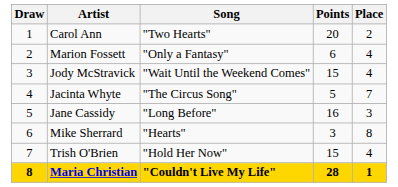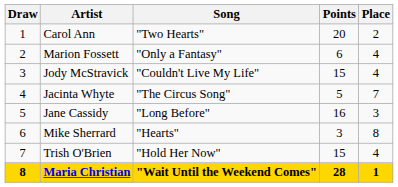(227, 73) "Wait Until the Weekend Comes" -> (198, 73) "Couldn't Live My Life"
(210, 172) "Couldn't Live My Life" -> (227, 172) "Wait Until the Weekend Comes"
